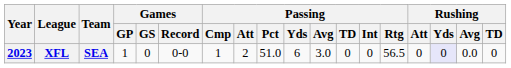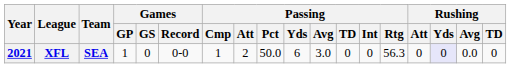(20, 53) 2023 -> (20, 53) 2021
(270, 53) 51.0 -> (270, 53) 50.0
(394, 53) 56.5 -> (394, 53) 56.3
